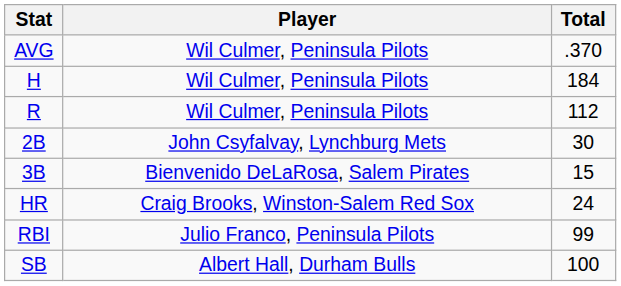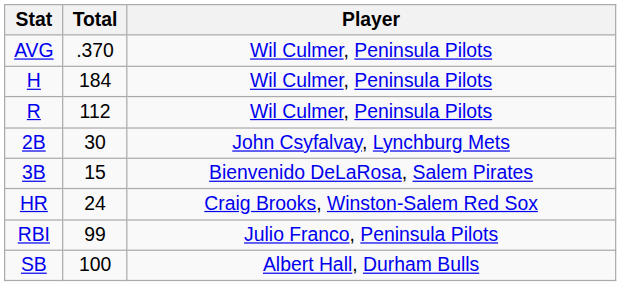columns swapped: (307, 19) <-> (583, 19)
